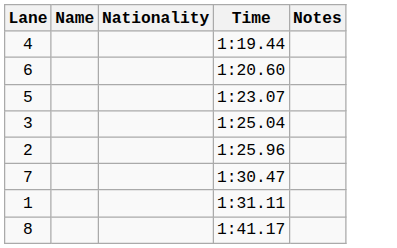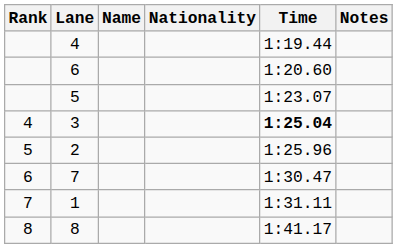+ column: (28, 18)
(251, 124) normal -> (298, 124) bold
